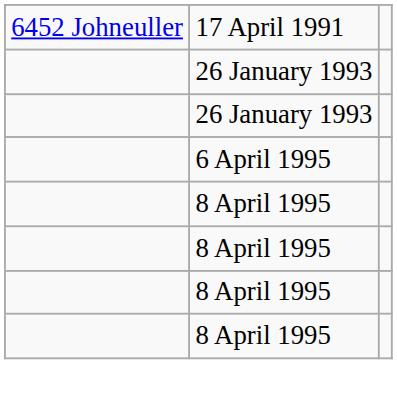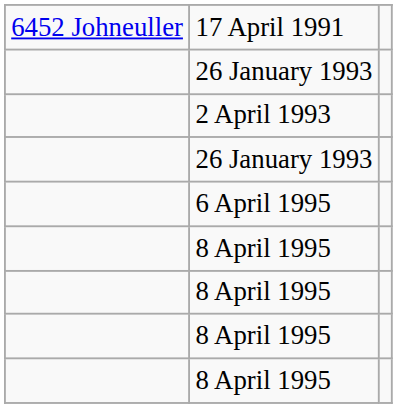+ row: (97, 116)
